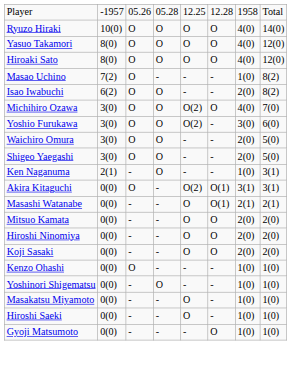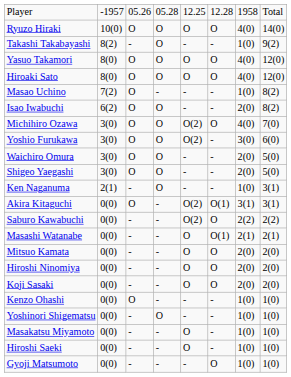+ row: (49, 44)
+ row: (45, 220)
